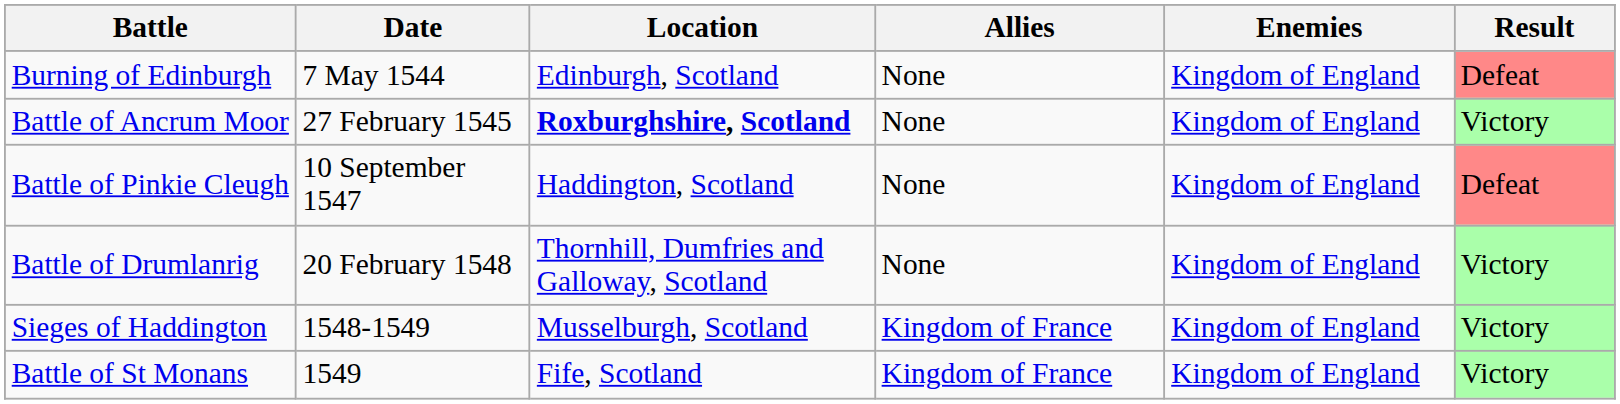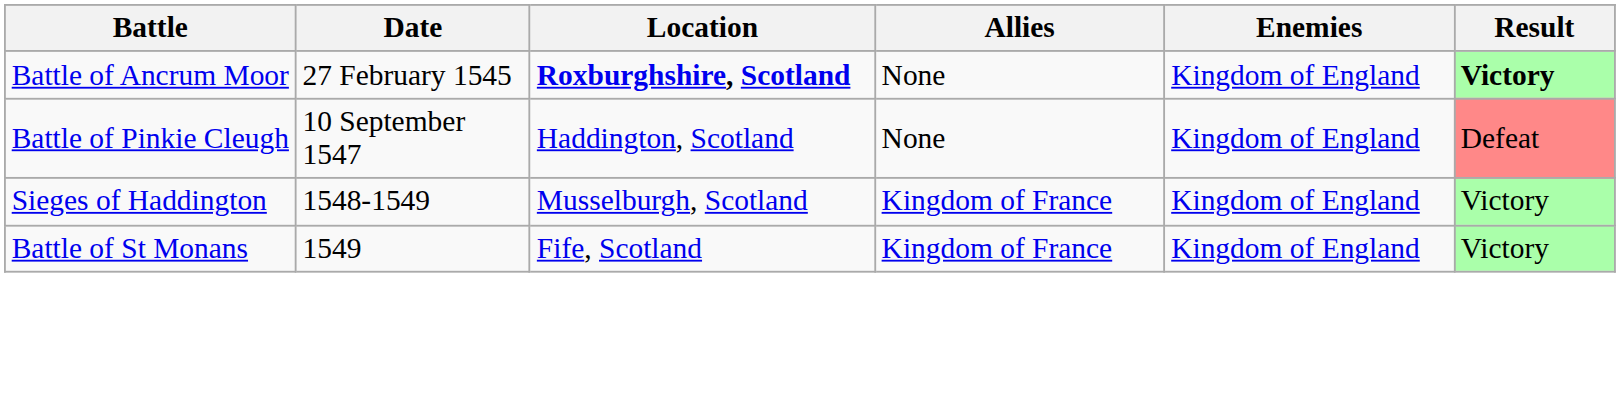- row: (141, 74)
(1505, 121) normal -> (1508, 74) bold
- row: (135, 264)
